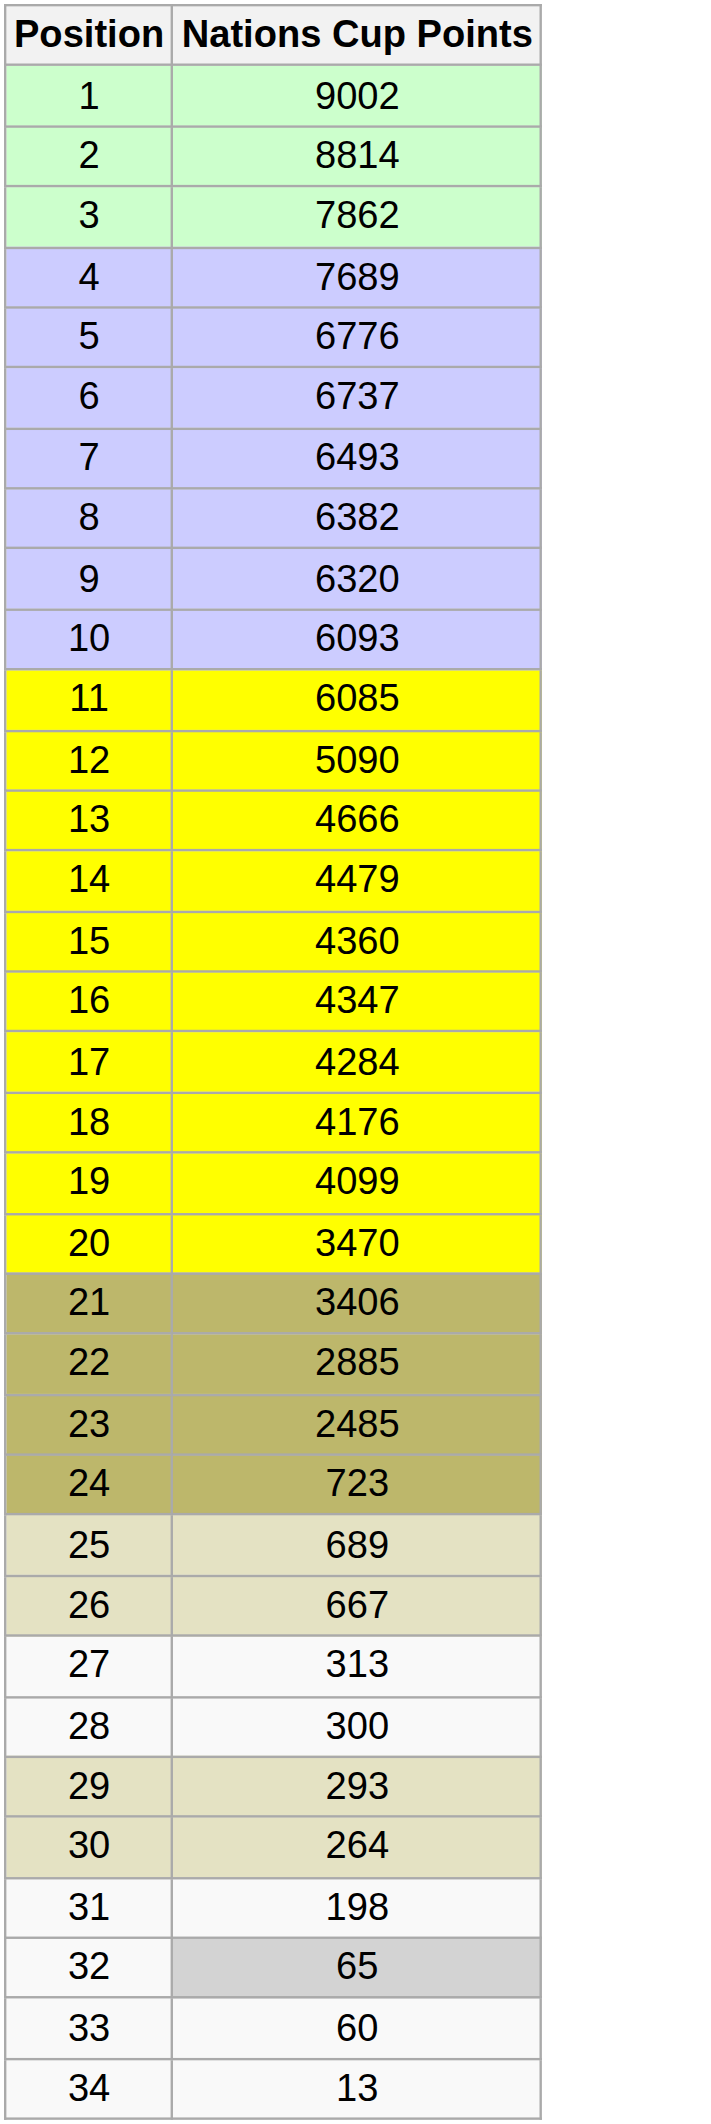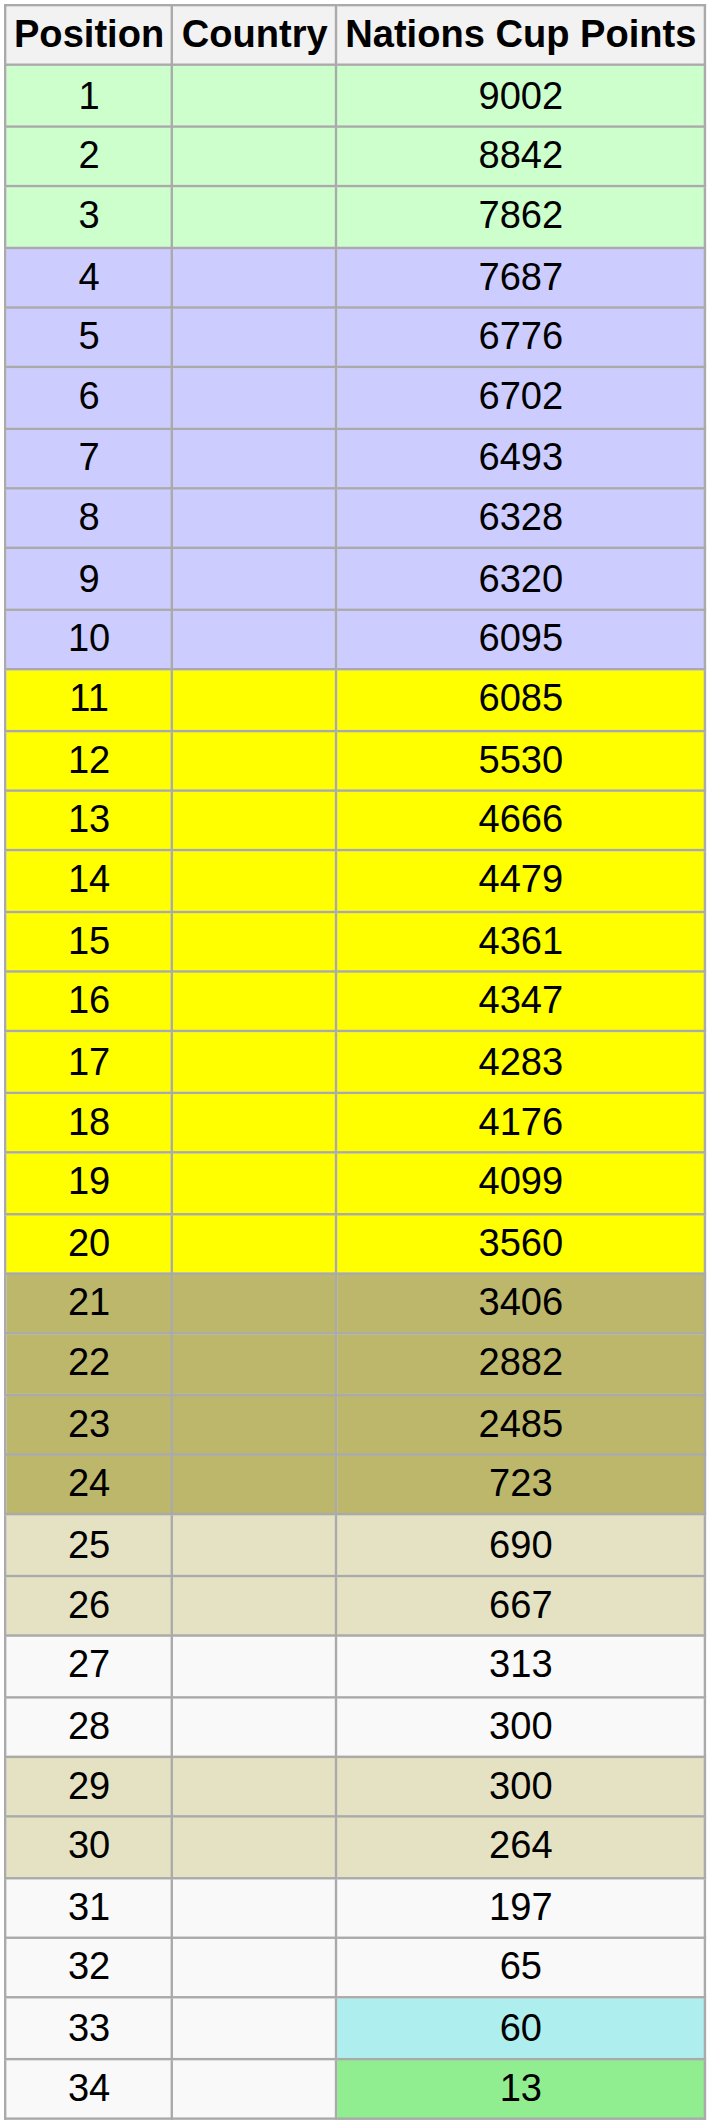+ column: (255, 34)
(357, 155) 8814 -> (521, 155) 8842
(357, 276) 7689 -> (521, 276) 7687
(357, 397) 6737 -> (521, 397) 6702
(357, 517) 6382 -> (521, 517) 6328
(357, 638) 6093 -> (521, 638) 6095
(357, 759) 5090 -> (521, 759) 5530
(357, 940) 4360 -> (521, 940) 4361
(357, 1061) 4284 -> (521, 1061) 4283
(357, 1242) 3470 -> (521, 1242) 3560
(357, 1363) 2885 -> (521, 1363) 2882
(357, 1544) 689 -> (521, 1544) 690
(357, 1786) 293 -> (521, 1786) 300
(357, 1906) 198 -> (521, 1906) 197
(357, 1967) lightgrey background -> (521, 1967) no background
(357, 2027) no background -> (521, 2027) paleturquoise background
(357, 2088) no background -> (521, 2088) lightgreen background
